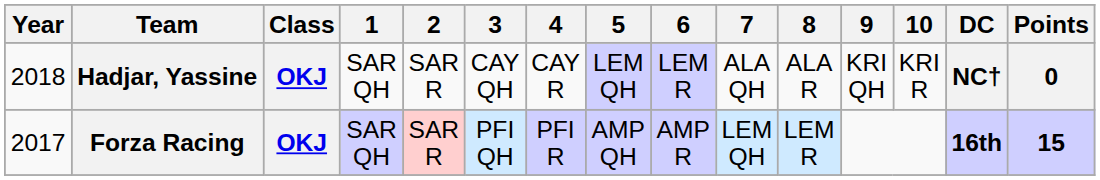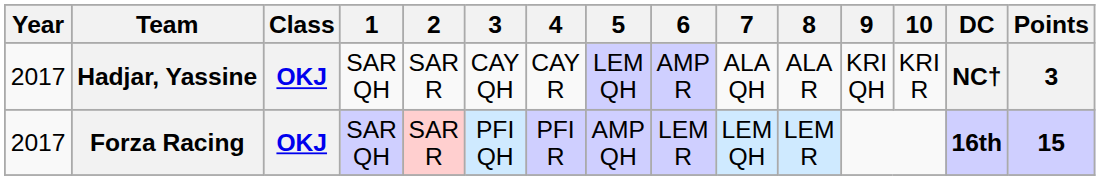(38, 76) 2018 -> (38, 76) 2017
(683, 76) LEM R -> (683, 76) AMP R
(1051, 76) 0 -> (1051, 76) 3
(683, 142) AMP R -> (683, 142) LEM R
